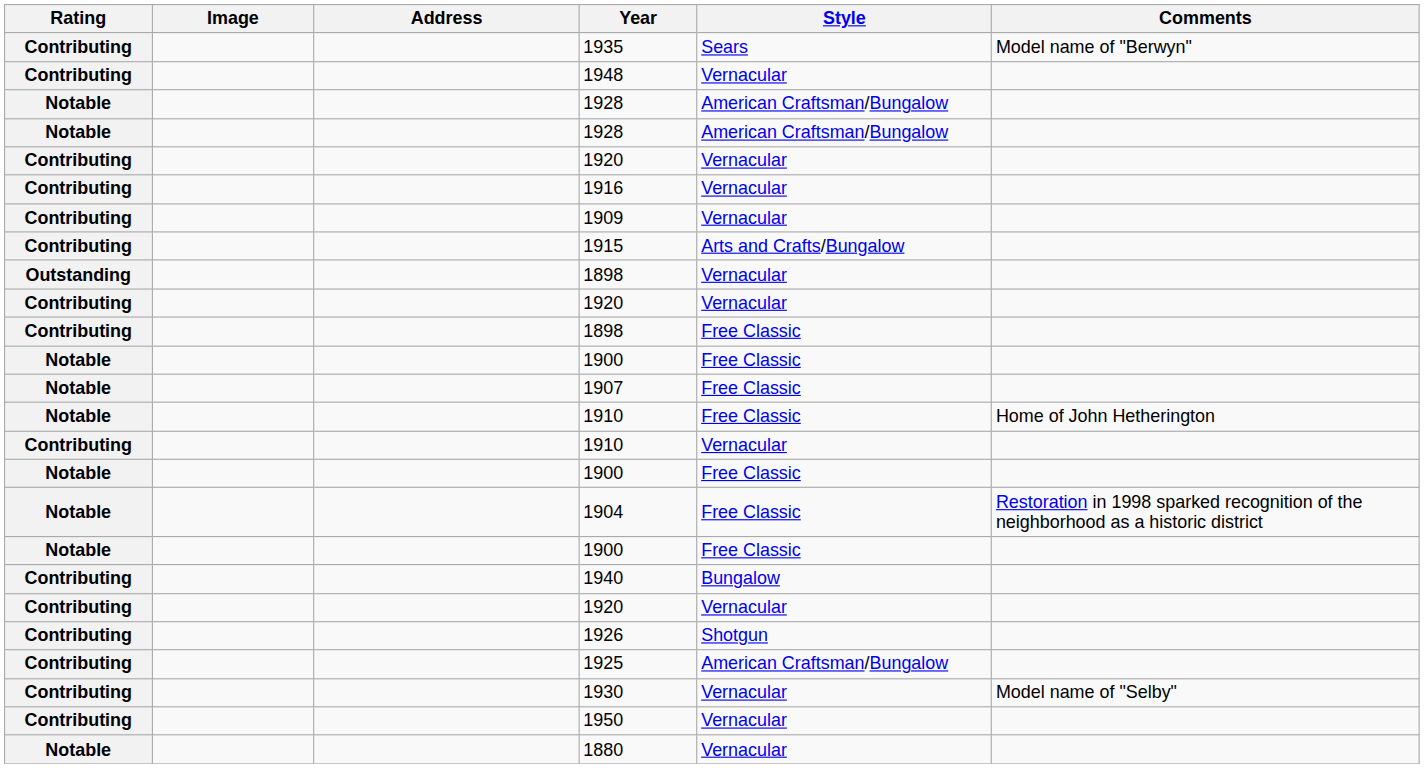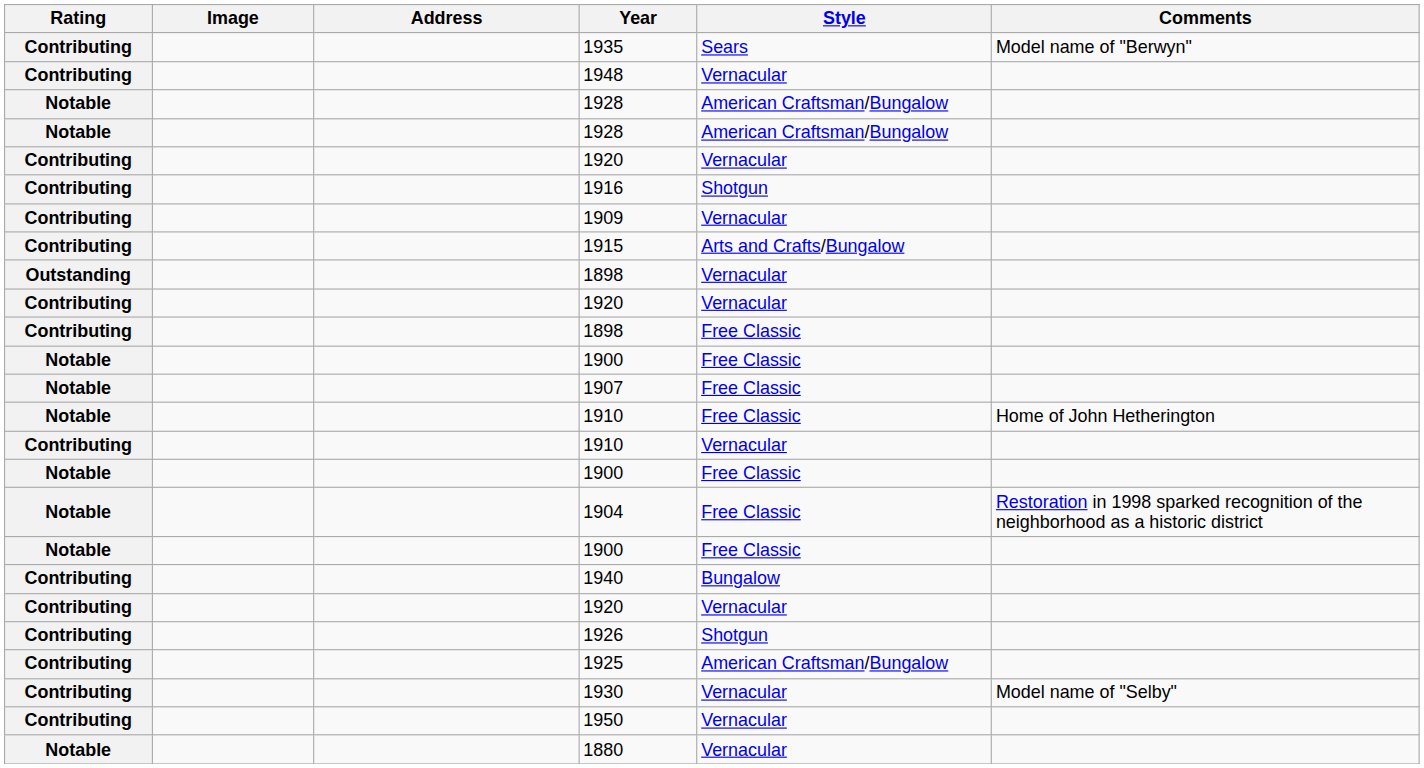(744, 189) Vernacular -> (735, 189) Shotgun
